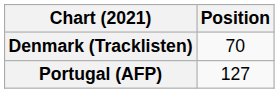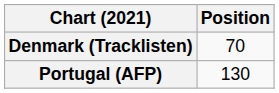(235, 74) 127 -> (235, 74) 130
